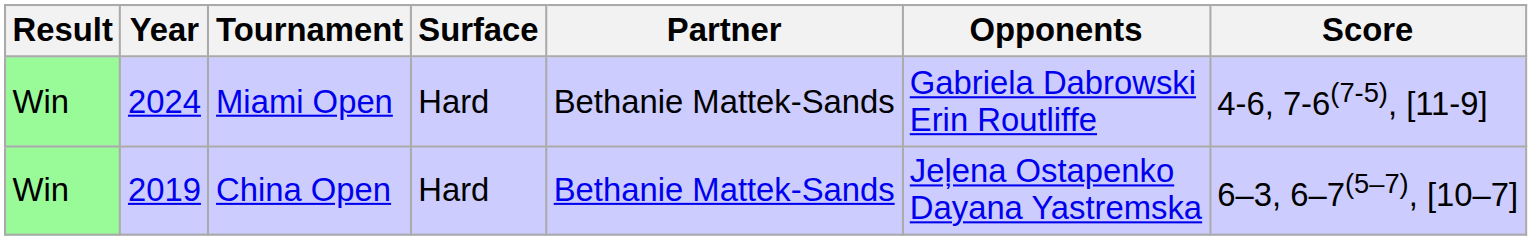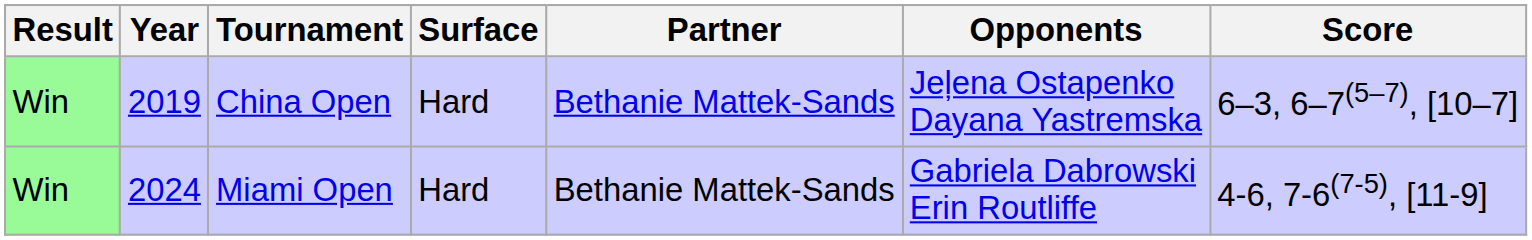rows swapped: (304, 189) <-> (304, 100)
